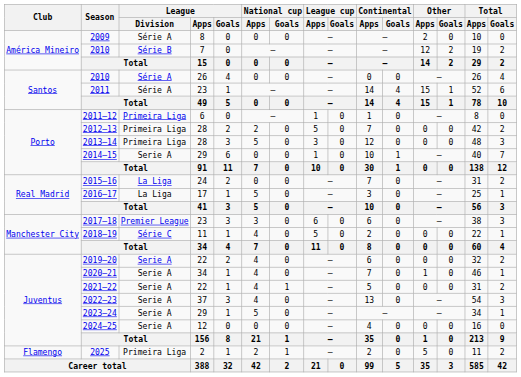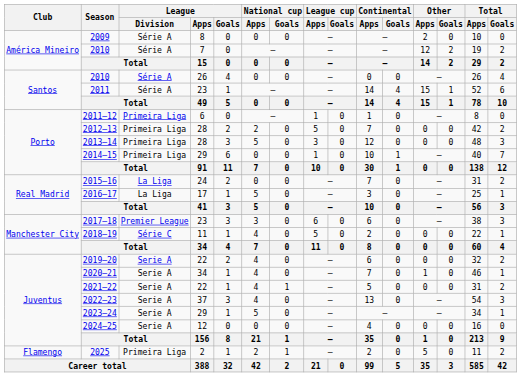(155, 50) Série B -> (155, 50) Série A
(155, 155) Serie A -> (155, 155) Primeira Liga
